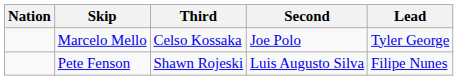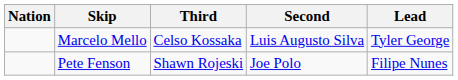(275, 39) Joe Polo -> (307, 39) Luis Augusto Silva
(307, 63) Luis Augusto Silva -> (275, 63) Joe Polo
